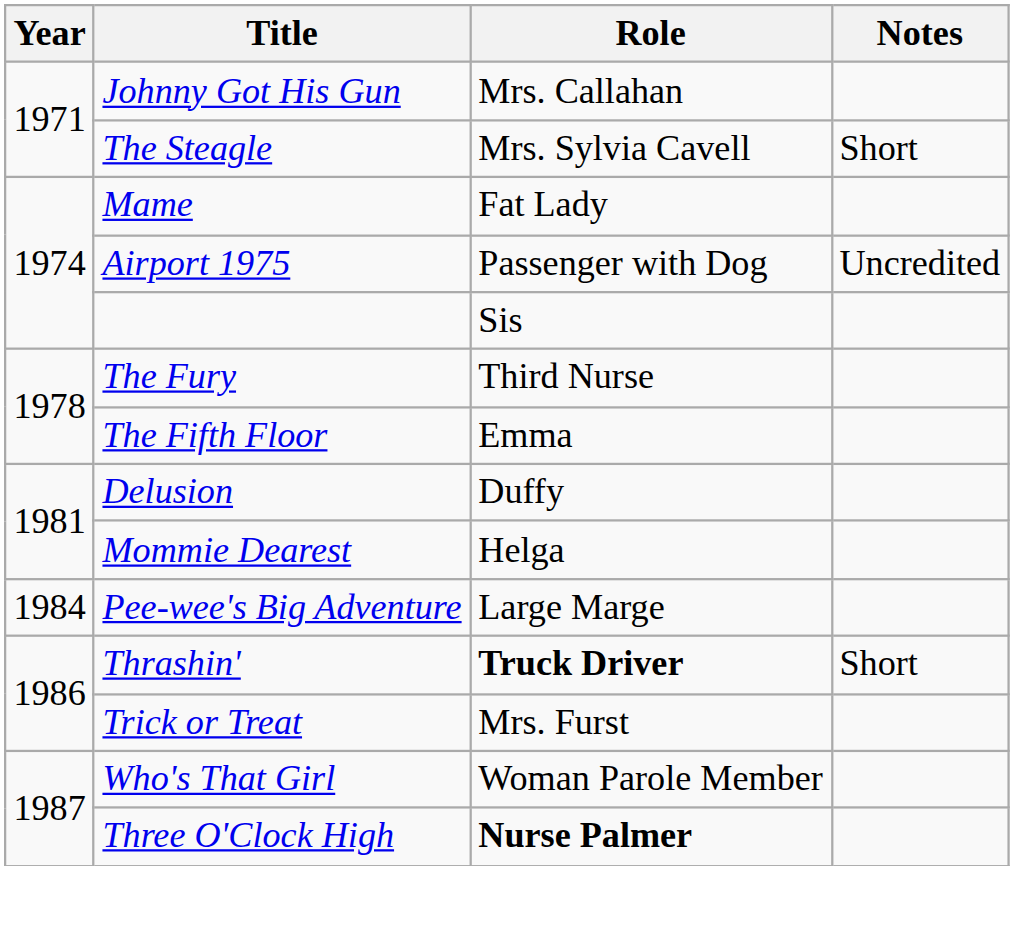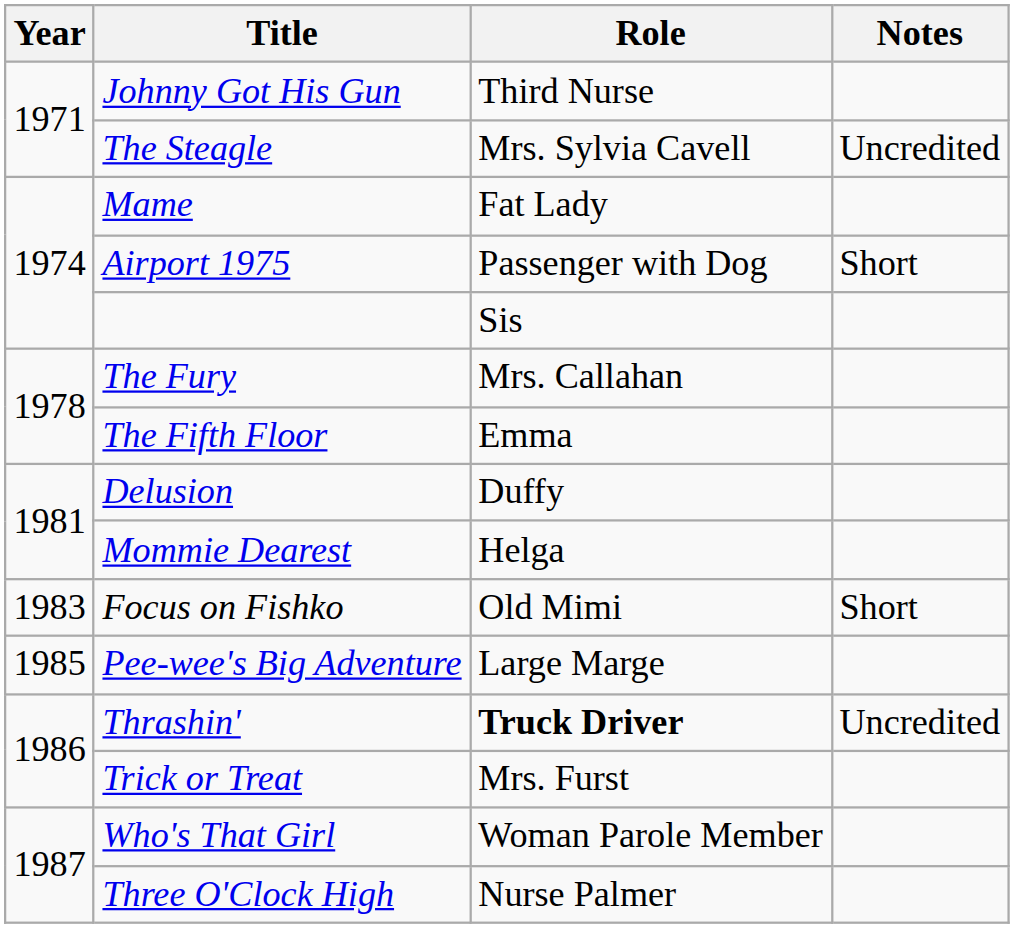(581, 90) Mrs. Callahan -> (566, 90) Third Nurse
(879, 147) Short -> (920, 147) Uncredited
(920, 262) Uncredited -> (879, 262) Short
(566, 377) Third Nurse -> (581, 377) Mrs. Callahan
+ row: (223, 606)
(50, 606) 1984 -> (50, 663) 1985
(879, 663) Short -> (920, 721) Uncredited
(585, 836) bold -> (577, 893) normal
